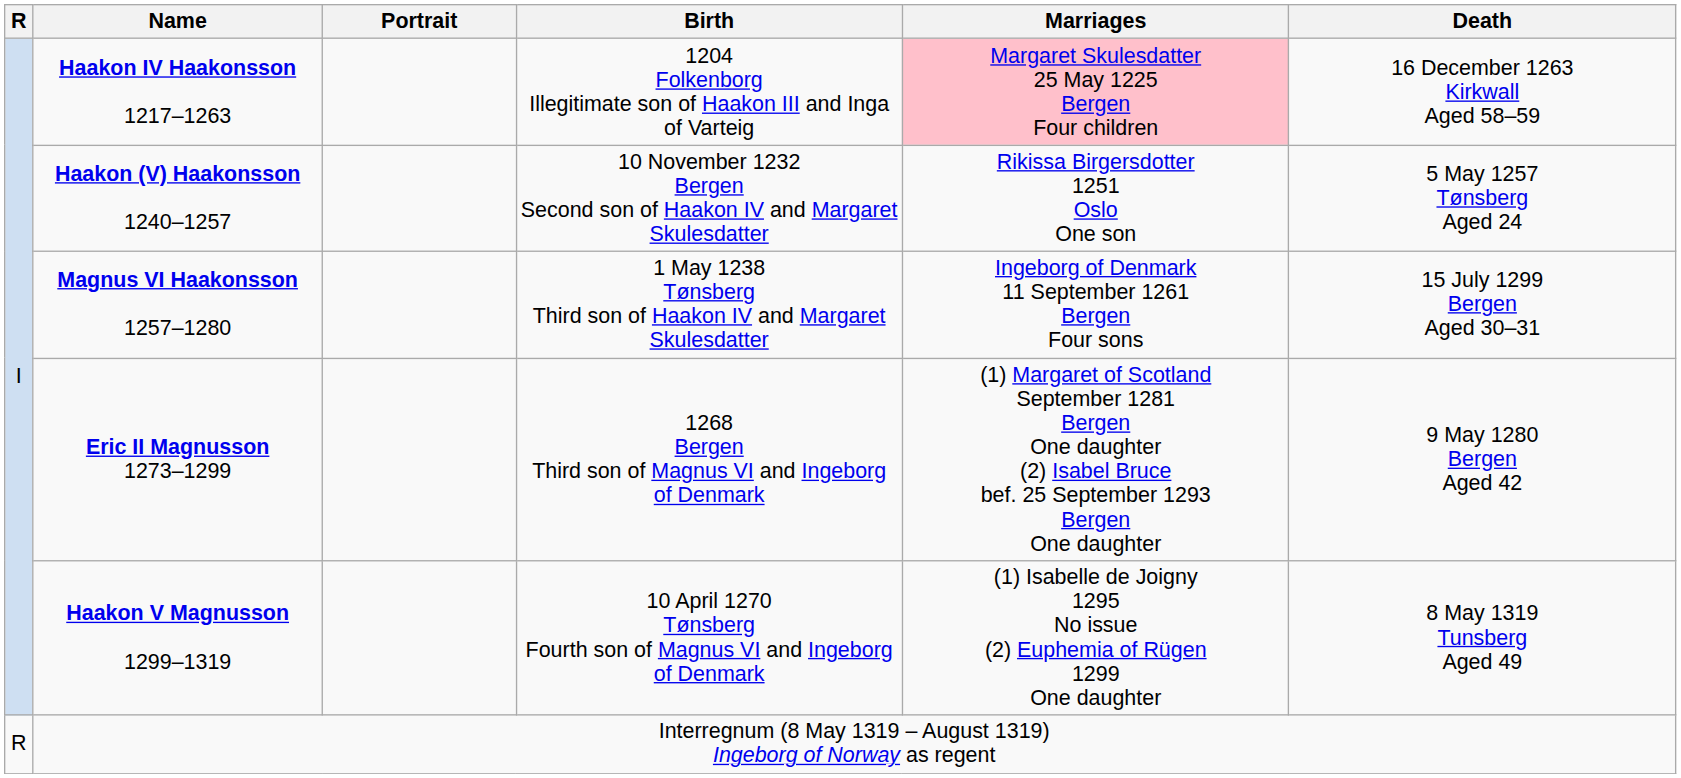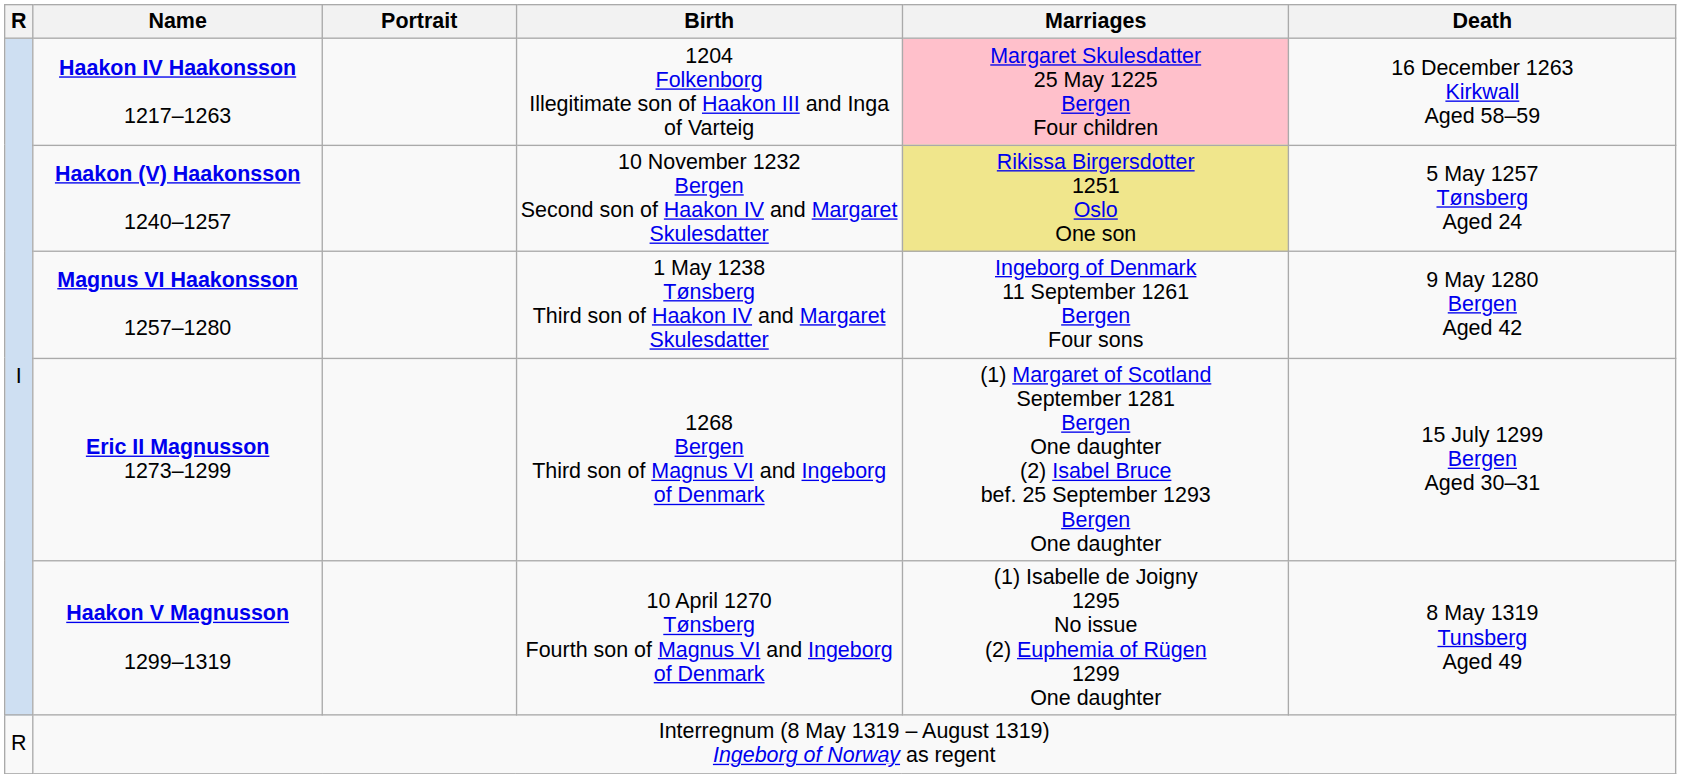(1096, 198) no background -> (1096, 198) khaki background
(1482, 304) 15 July 1299 Bergen Aged 30–31 -> (1482, 304) 9 May 1280 Bergen Aged 42
(1482, 459) 9 May 1280 Bergen Aged 42 -> (1482, 459) 15 July 1299 Bergen Aged 30–31
